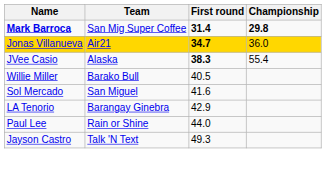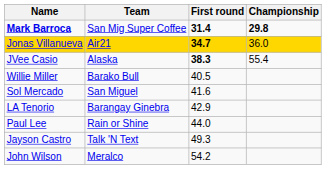+ row: (34, 156)
